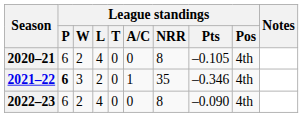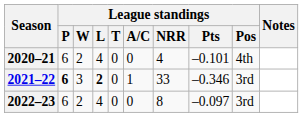(160, 58) 8 -> (160, 58) 4
(211, 58) –0.105 -> (211, 58) –0.101
(99, 79) normal -> (99, 79) bold
(163, 79) 35 -> (163, 79) 33
(244, 79) 4th -> (245, 79) 3rd
(211, 101) –0.090 -> (211, 101) –0.097
(244, 101) 4th -> (245, 101) 3rd
